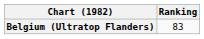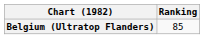(178, 27) 83 -> (178, 27) 85
